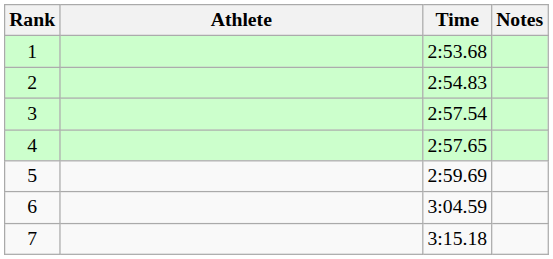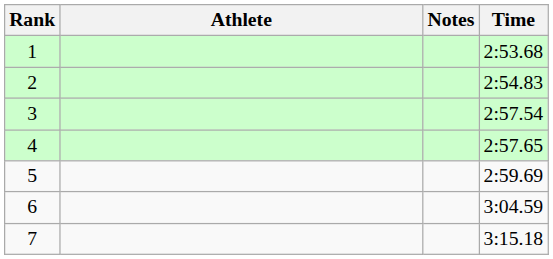columns swapped: (457, 20) <-> (520, 20)
